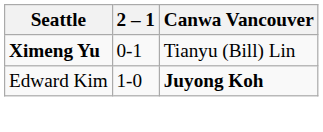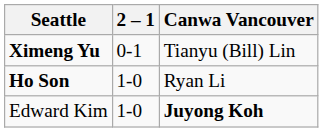+ row: (39, 80)
